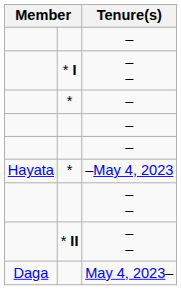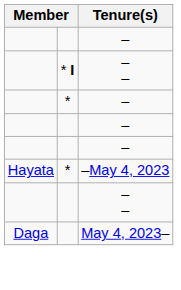- row: (70, 241)
